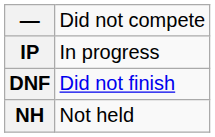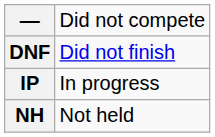rows swapped: (30, 83) <-> (30, 52)
